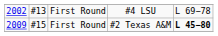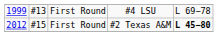(17, 11) 2002 -> (17, 11) 1999
(17, 25) 2009 -> (17, 25) 2012
